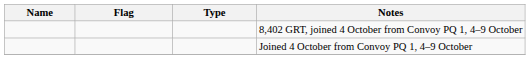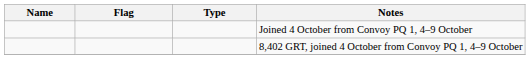rows swapped: (366, 46) <-> (391, 29)
